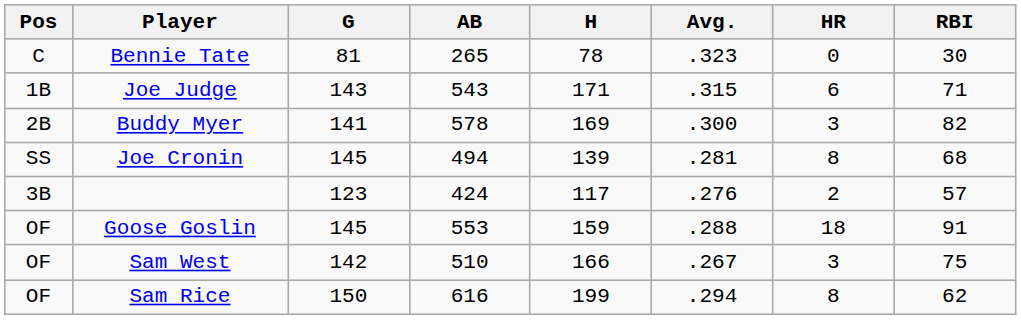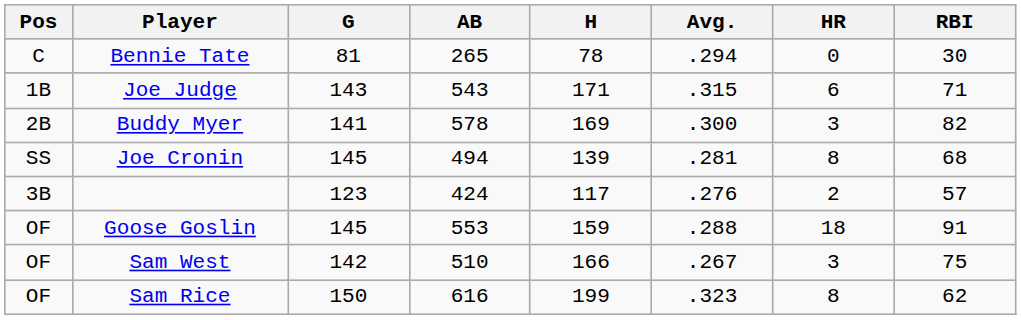(712, 56) .323 -> (712, 56) .294
(712, 297) .294 -> (712, 297) .323
